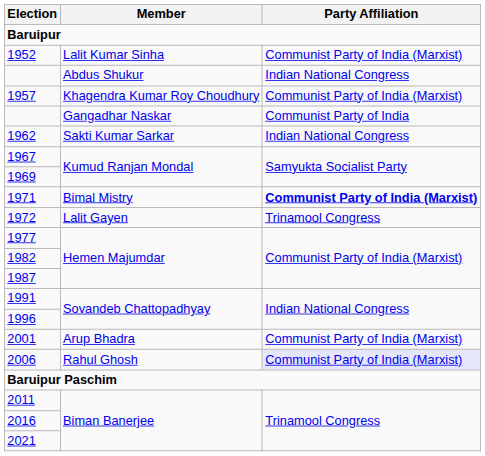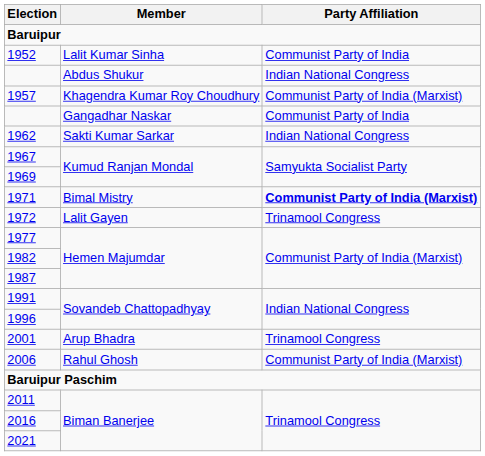(364, 55) Communist Party of India (Marxist) -> (337, 55) Communist Party of India
(364, 339) Communist Party of India (Marxist) -> (323, 339) Trinamool Congress
(364, 359) lavender background -> (364, 359) no background
